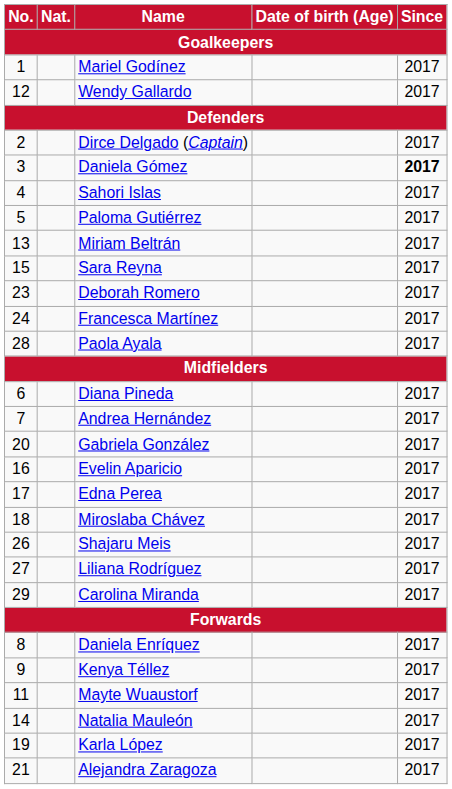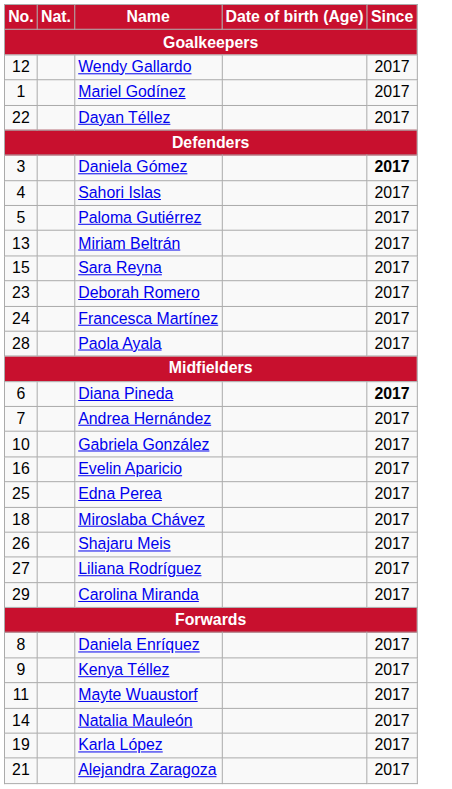rows swapped: (132, 67) <-> (135, 92)
+ row: (124, 117)
- row: (163, 142)
(422, 393) normal -> (392, 393) bold
(21, 444) 20 -> (21, 444) 10
(21, 494) 17 -> (21, 494) 25
